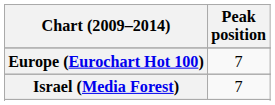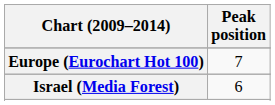(239, 86) 7 -> (239, 86) 6
